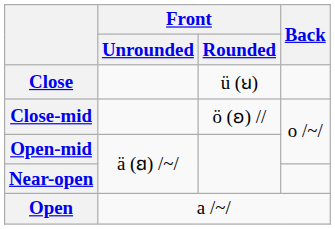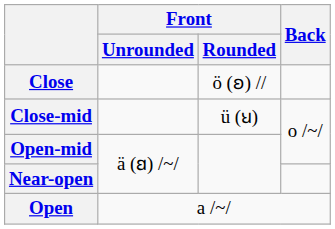(239, 82) ü (ꞟ) -> (239, 82) ö (ꞝ) //
(239, 117) ö (ꞝ) // -> (239, 117) ü (ꞟ)
